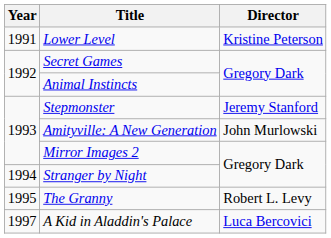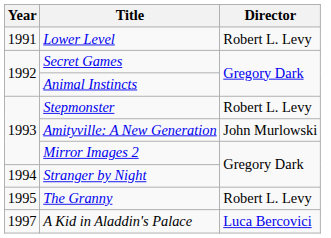(273, 38) Kristine Peterson -> (267, 38) Robert L. Levy
(271, 107) Jeremy Stanford -> (267, 107) Robert L. Levy
